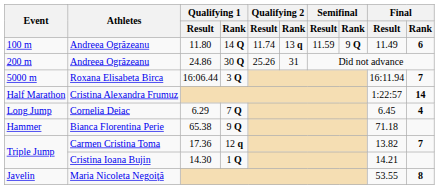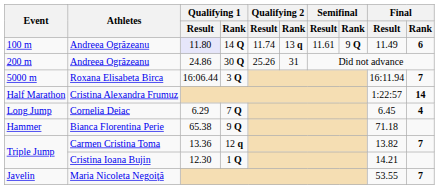(200, 45) no background -> (200, 45) lavender background
(323, 45) 11.59 -> (323, 45) 11.61
(200, 144) 17.36 -> (200, 144) 13.36
(200, 160) 14.30 -> (200, 160) 12.30
(420, 176) 8 -> (420, 176) 7
